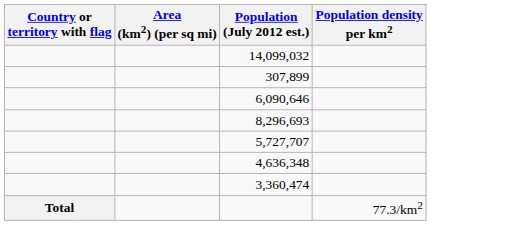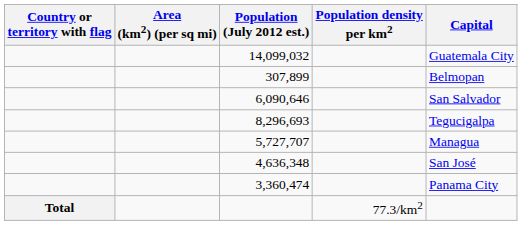+ column: (471, 24)
